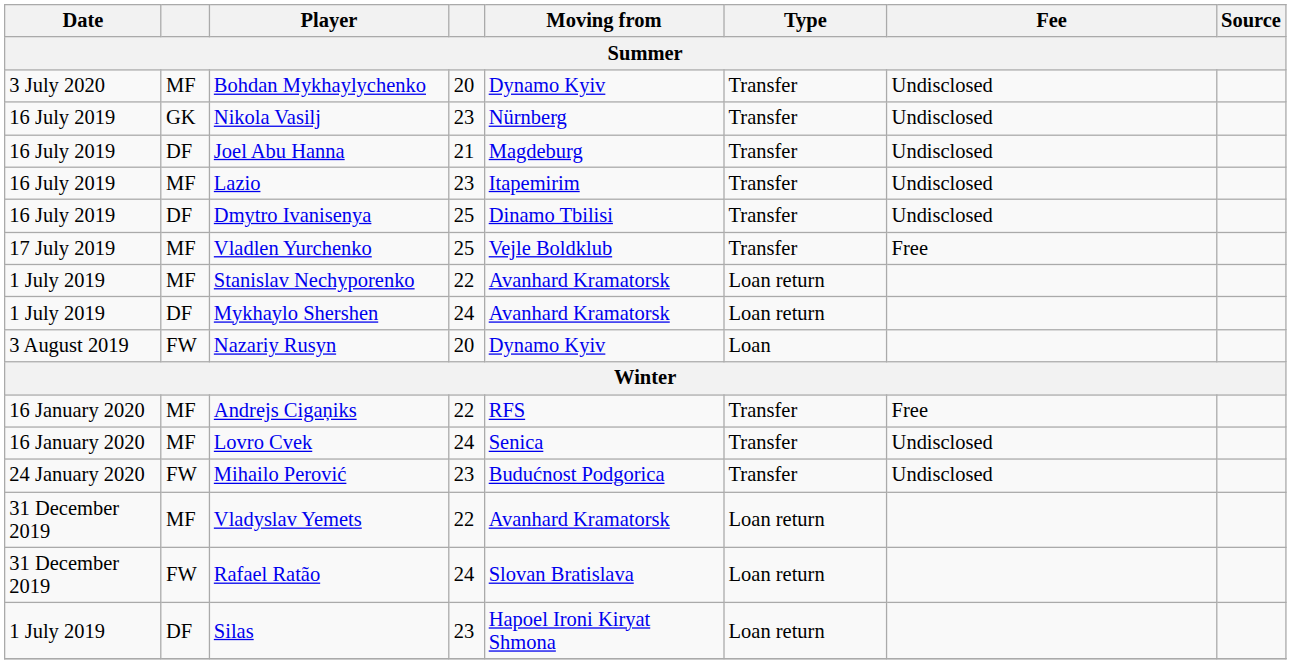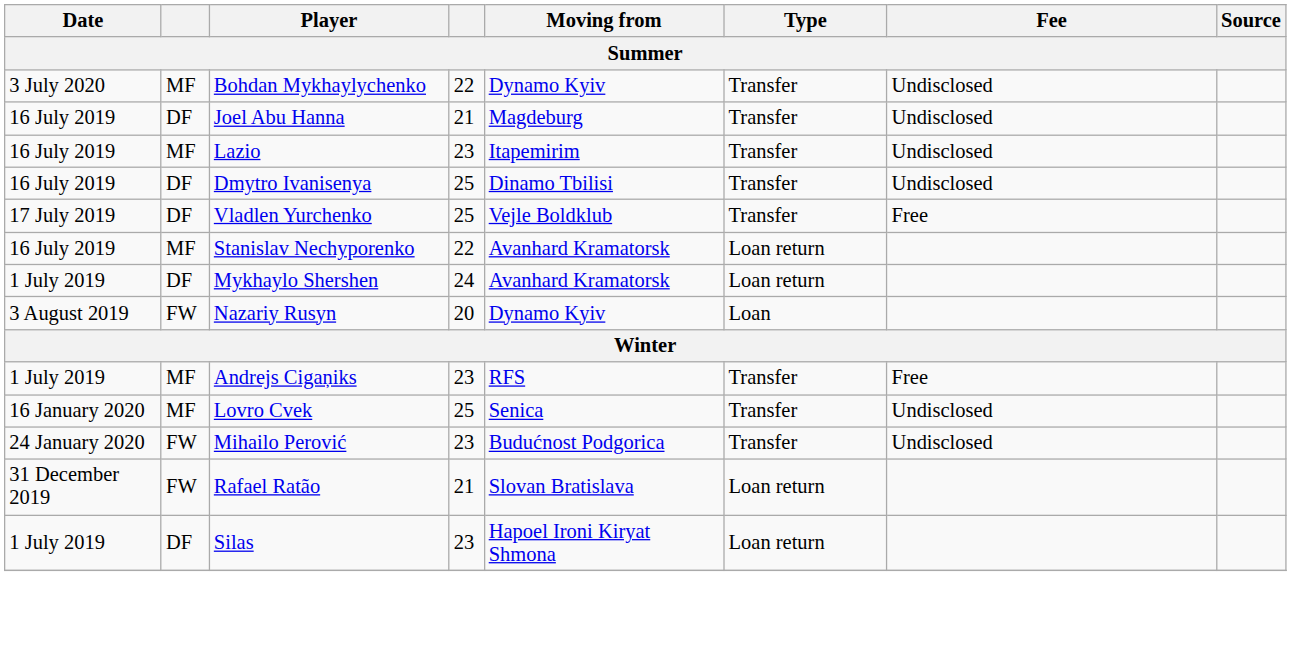(464, 85) 20 -> (464, 85) 22
- row: (267, 118)
(181, 248) MF -> (179, 215) DF
(57, 280) 1 July 2019 -> (62, 248) 16 July 2019
(77, 410) 16 January 2020 -> (57, 378) 1 July 2019
(464, 410) 22 -> (464, 378) 23
(464, 442) 24 -> (464, 410) 25
- row: (288, 519)
(464, 574) 24 -> (464, 486) 21
